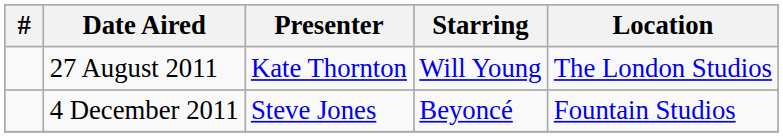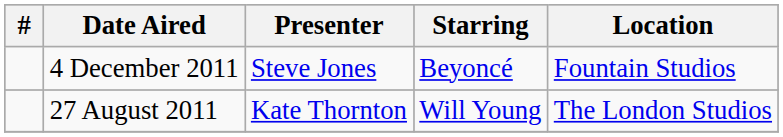rows swapped: (134, 68) <-> (144, 110)
